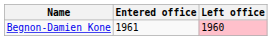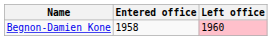(127, 28) 1961 -> (127, 28) 1958
